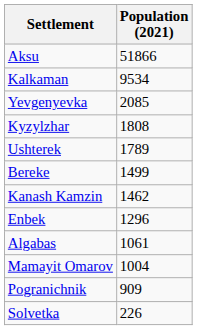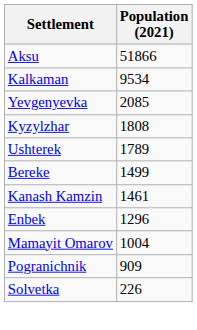(134, 196) 1462 -> (134, 196) 1461
- row: (32, 242)
